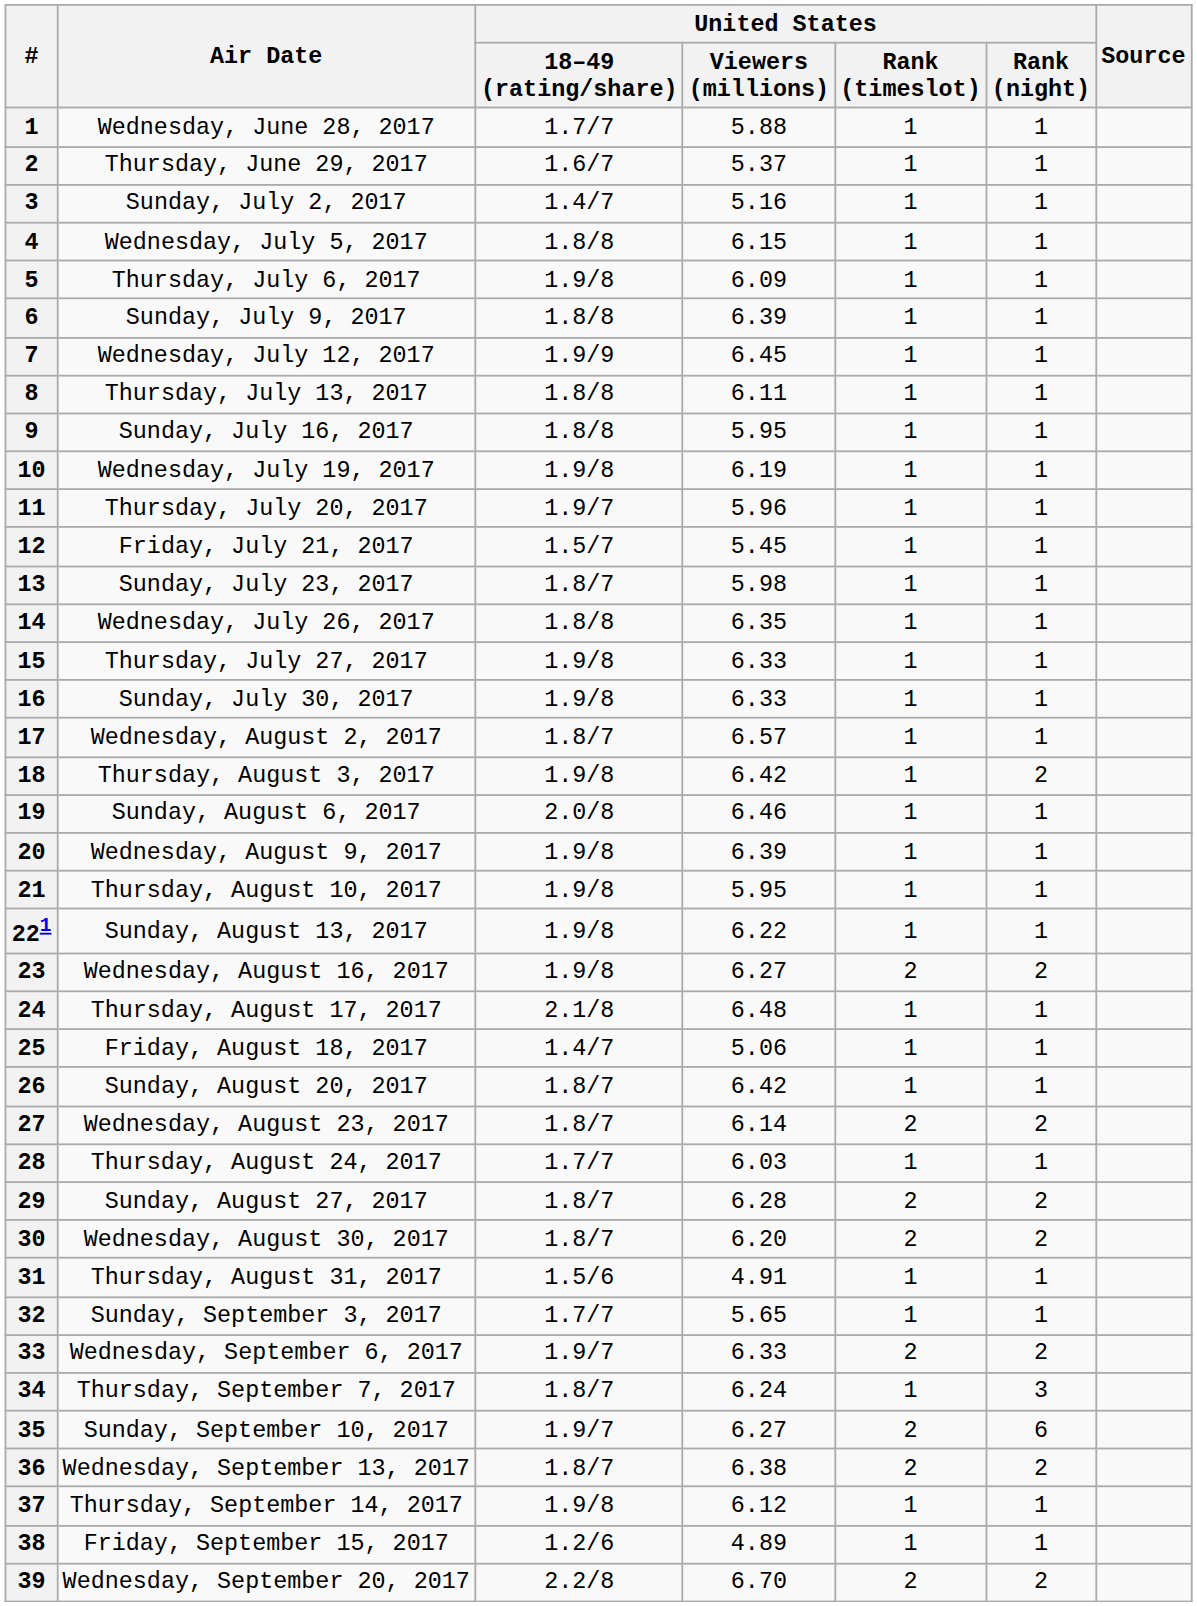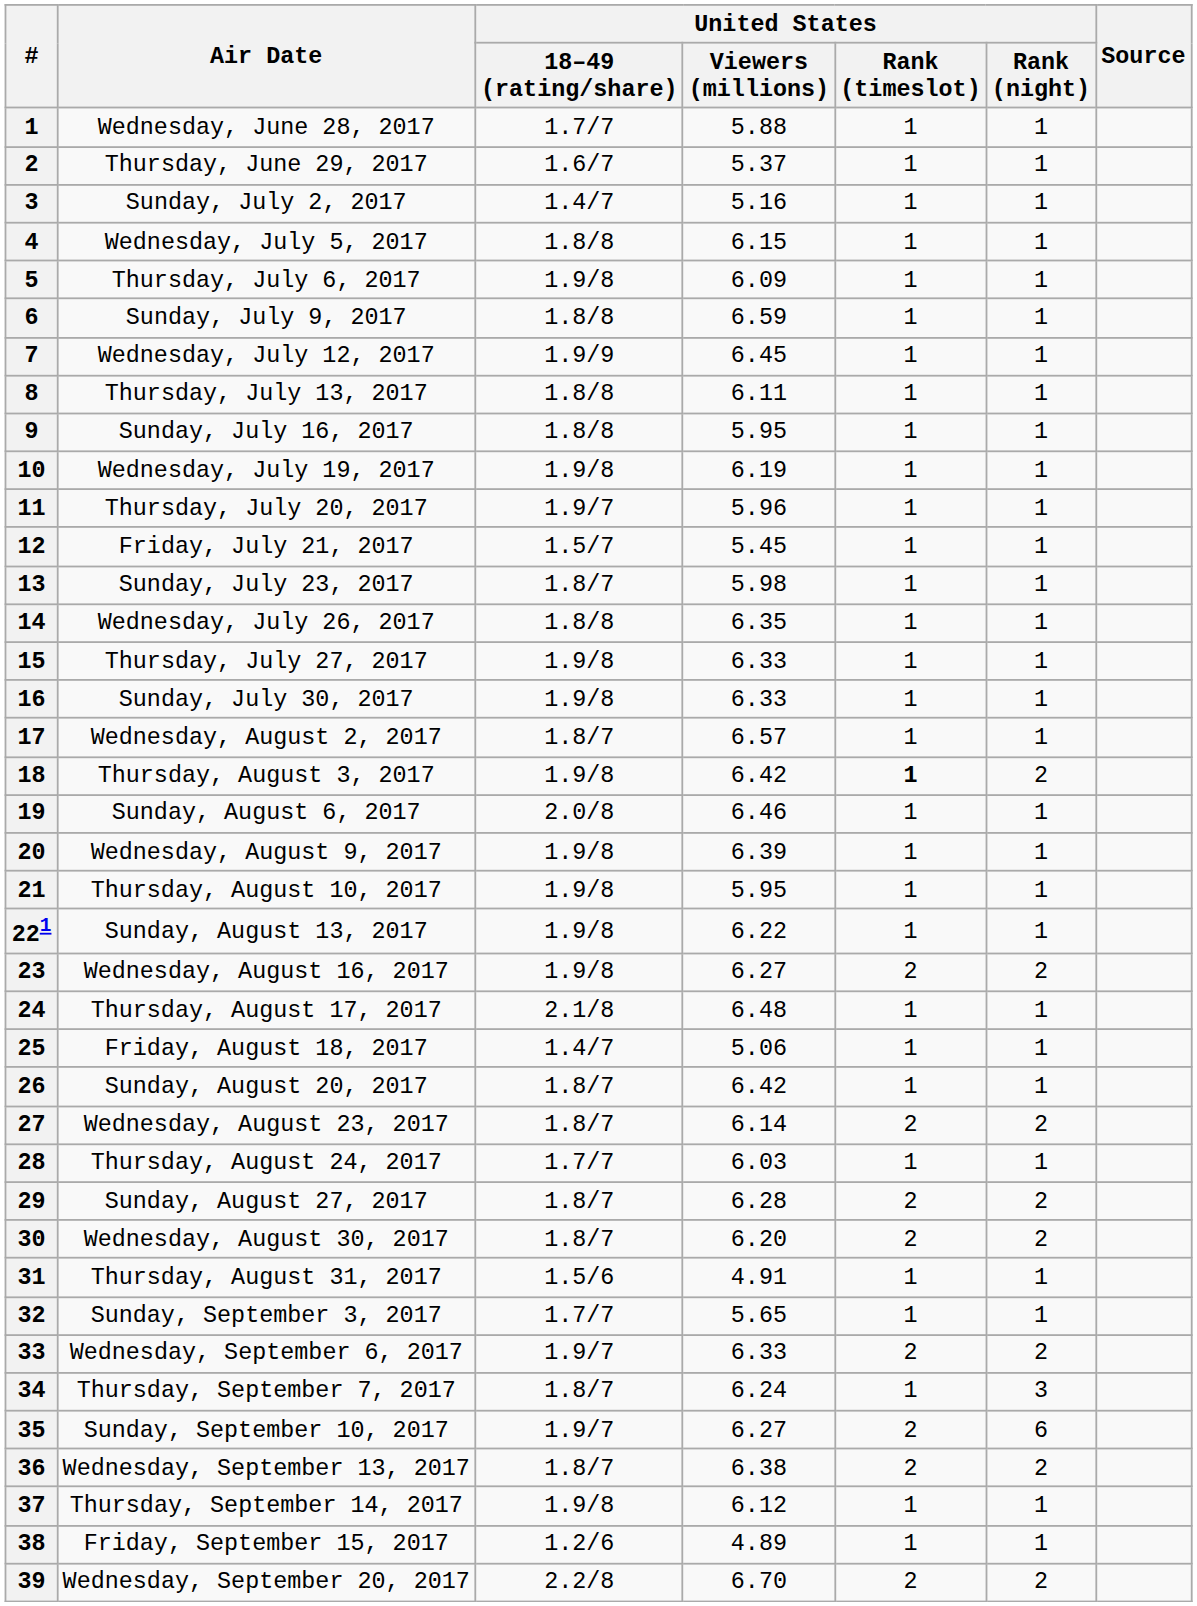(759, 318) 6.39 -> (759, 318) 6.59
(910, 776) normal -> (910, 776) bold
